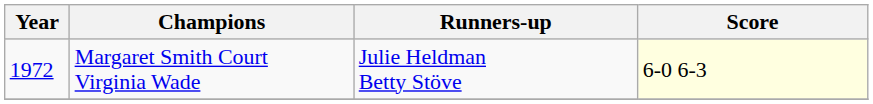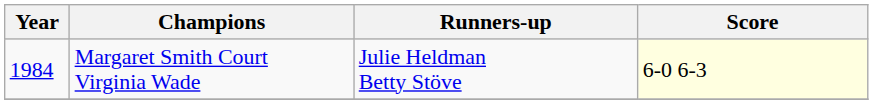(32, 68) 1972 -> (32, 68) 1984
